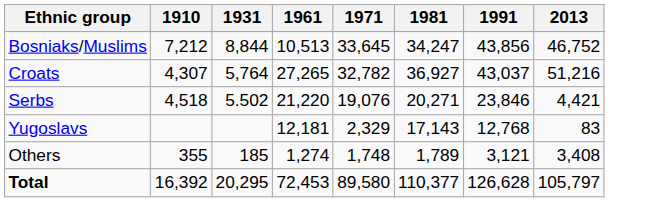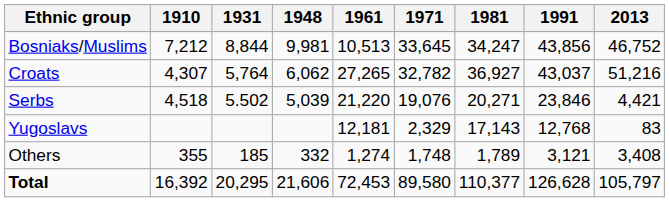+ column: (303, 18)
